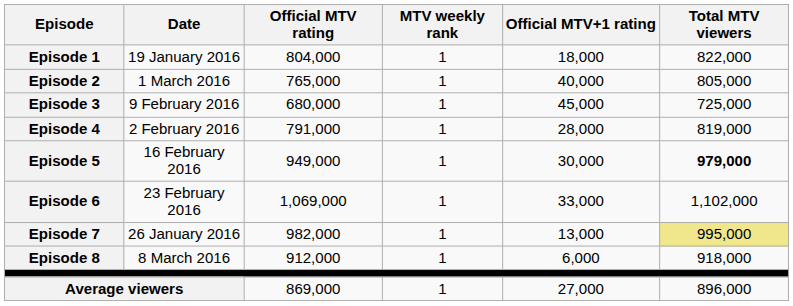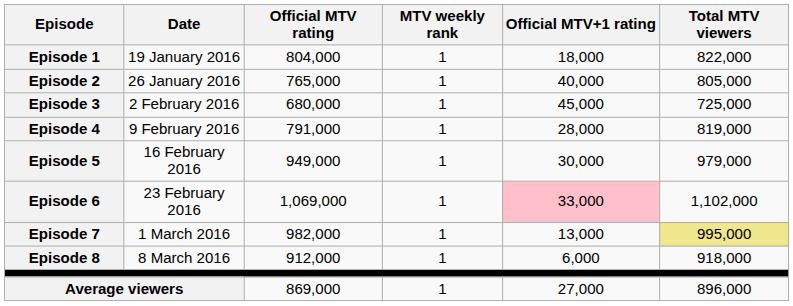(184, 81) 1 March 2016 -> (184, 81) 26 January 2016
(184, 104) 9 February 2016 -> (184, 104) 2 February 2016
(184, 128) 2 February 2016 -> (184, 128) 9 February 2016
(724, 161) bold -> (724, 161) normal
(581, 201) no background -> (581, 201) pink background
(184, 234) 26 January 2016 -> (184, 234) 1 March 2016
